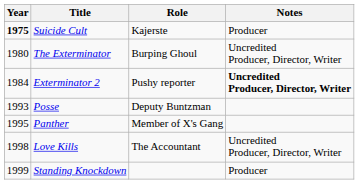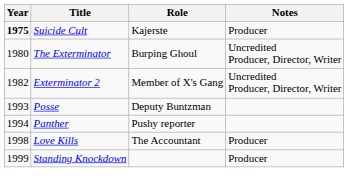(18, 83) 1984 -> (18, 83) 1982
(163, 83) Pushy reporter -> (177, 83) Member of X's Gang
(290, 83) bold -> (285, 83) normal
(18, 123) 1995 -> (18, 123) 1994
(177, 123) Member of X's Gang -> (163, 123) Pushy reporter
(285, 147) Uncredited Producer, Director, Writer -> (248, 141) Producer
